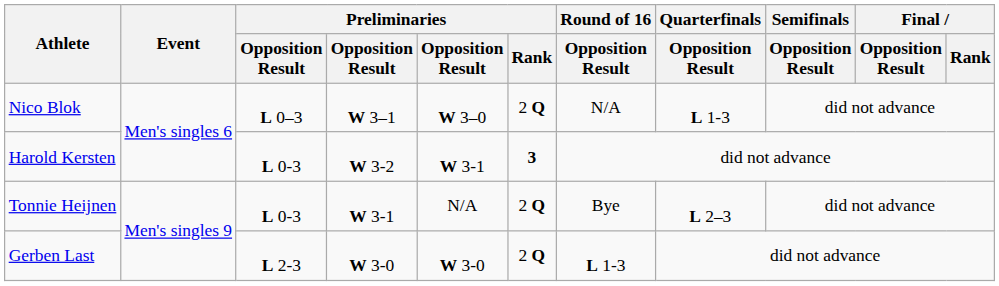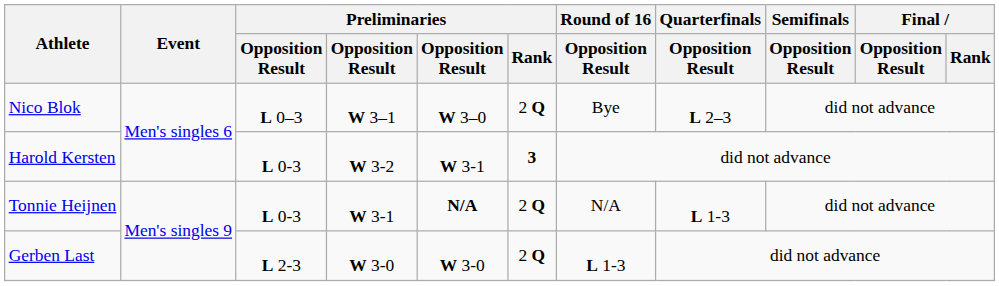(606, 107) N/A -> (606, 107) Bye
(710, 117) L 1-3 -> (710, 117) L 2–3
(462, 206) normal -> (462, 206) bold
(606, 206) Bye -> (606, 206) N/A
(710, 216) L 2–3 -> (710, 216) L 1-3
